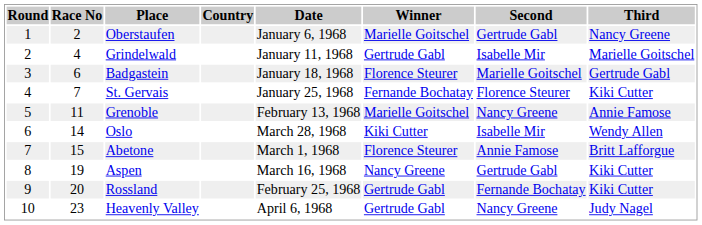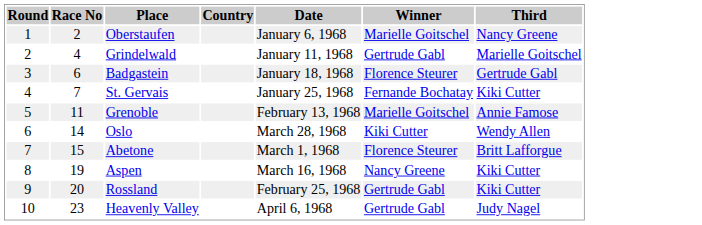- column: (531, 15)
